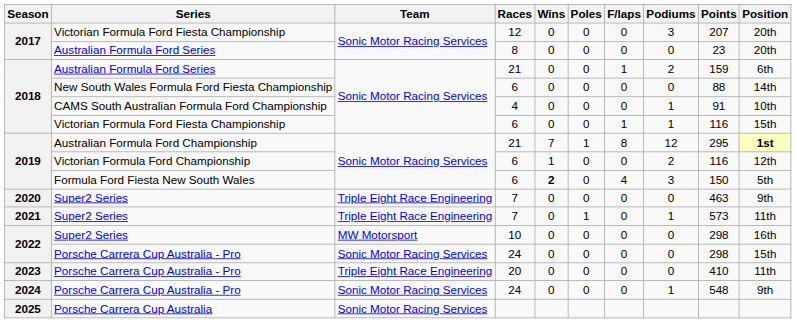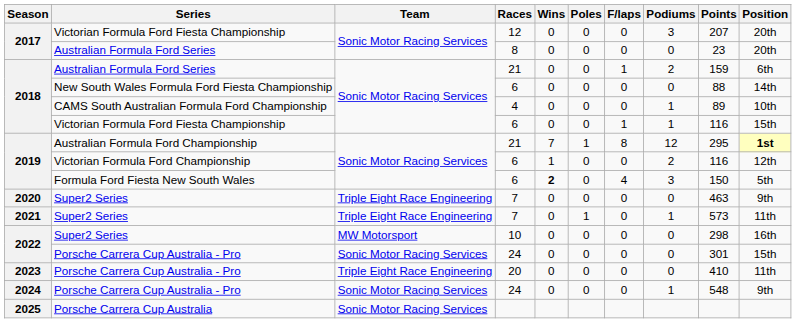(719, 106) 91 -> (719, 106) 89
(719, 254) 298 -> (719, 254) 301
